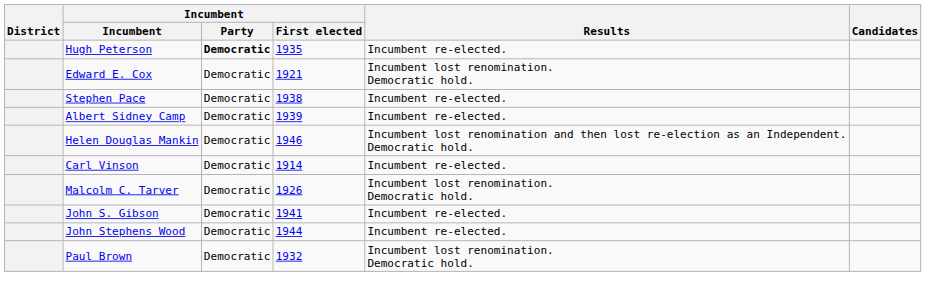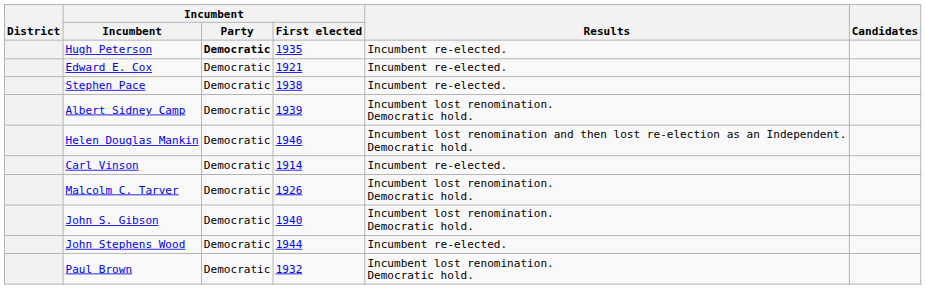(461, 74) Incumbent lost renomination. Democratic hold. -> (437, 67) Incumbent re-elected.
(437, 116) Incumbent re-elected. -> (461, 110) Incumbent lost renomination. Democratic hold.
(289, 214) 1941 -> (289, 220) 1940
(437, 214) Incumbent re-elected. -> (461, 220) Incumbent lost renomination. Democratic hold.
